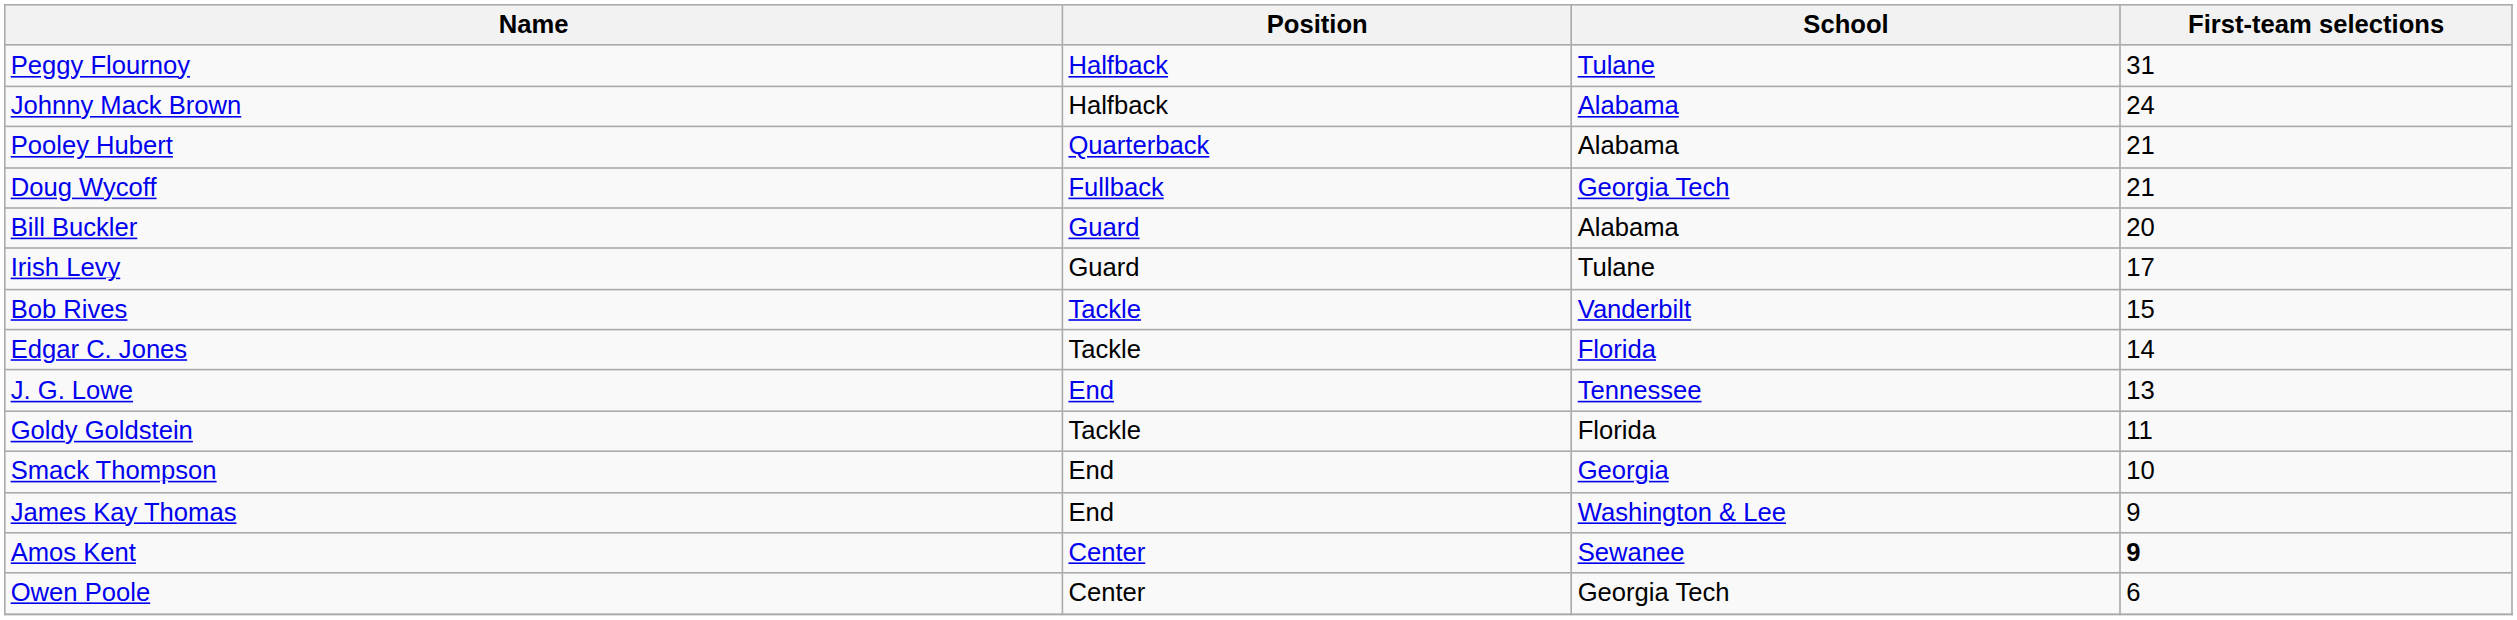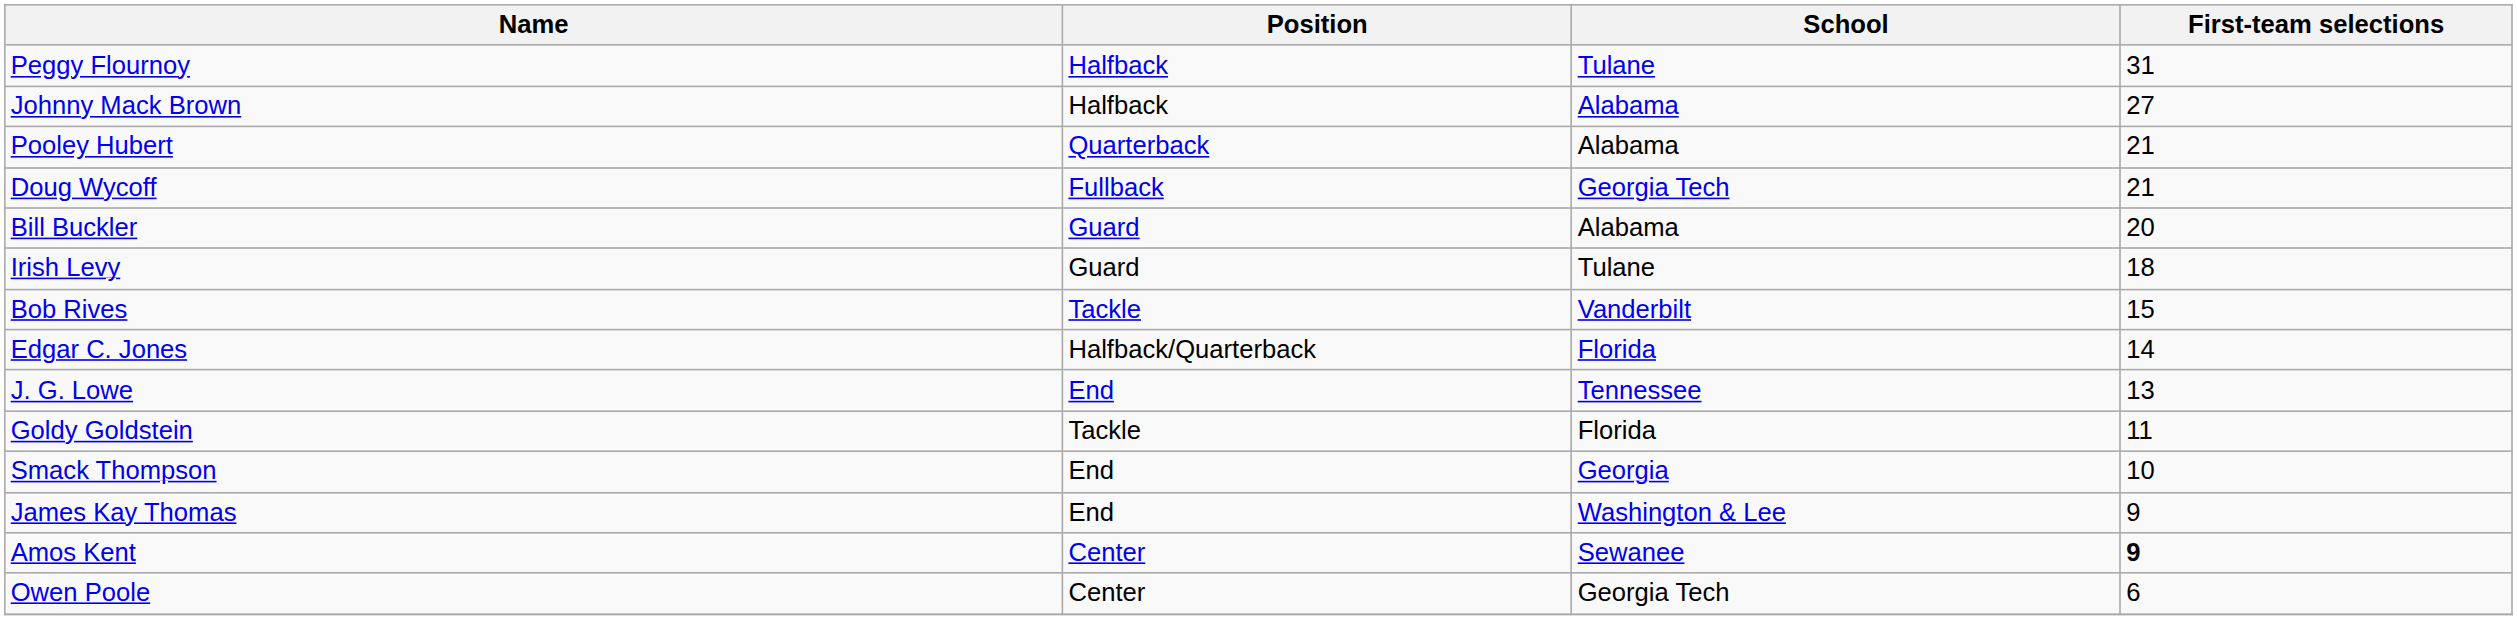(2140, 106) 24 -> (2140, 106) 27
(2140, 268) 17 -> (2140, 268) 18
(1105, 349) Tackle -> (1192, 349) Halfback/Quarterback
